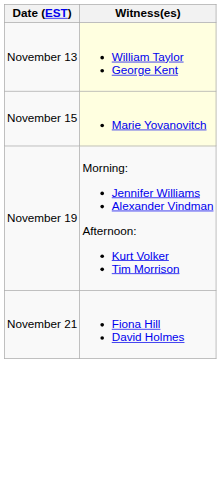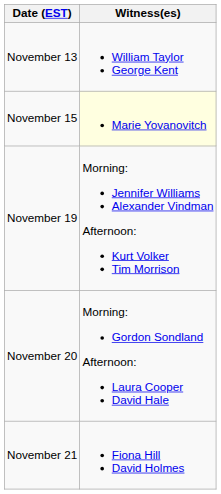(148, 64) lightyellow background -> (148, 64) no background
+ row: (42, 355)
